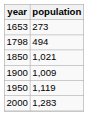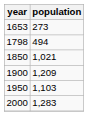(44, 73) 1,009 -> (44, 73) 1,209
(44, 88) 1,119 -> (44, 88) 1,103
